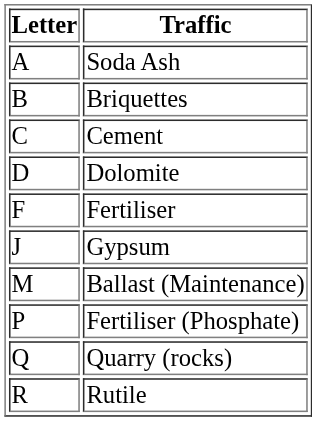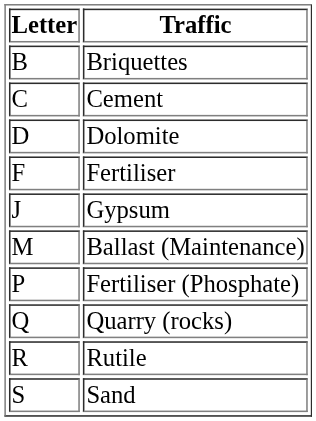- row: (133, 62)
+ row: (111, 394)
